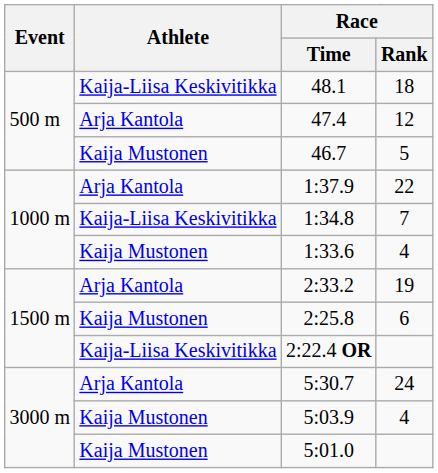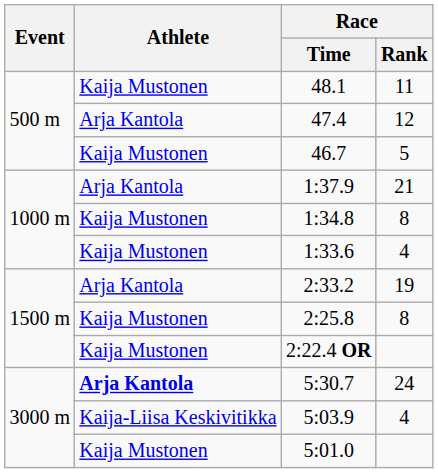(178, 87) Kaija-Liisa Keskivitikka -> (144, 87) Kaija Mustonen
(404, 87) 18 -> (404, 87) 11
(404, 186) 22 -> (404, 186) 21
(178, 219) Kaija-Liisa Keskivitikka -> (144, 219) Kaija Mustonen
(404, 219) 7 -> (404, 219) 8
(404, 318) 6 -> (404, 318) 8
(178, 351) Kaija-Liisa Keskivitikka -> (144, 351) Kaija Mustonen
(131, 384) normal -> (136, 384) bold
(144, 417) Kaija Mustonen -> (178, 417) Kaija-Liisa Keskivitikka
